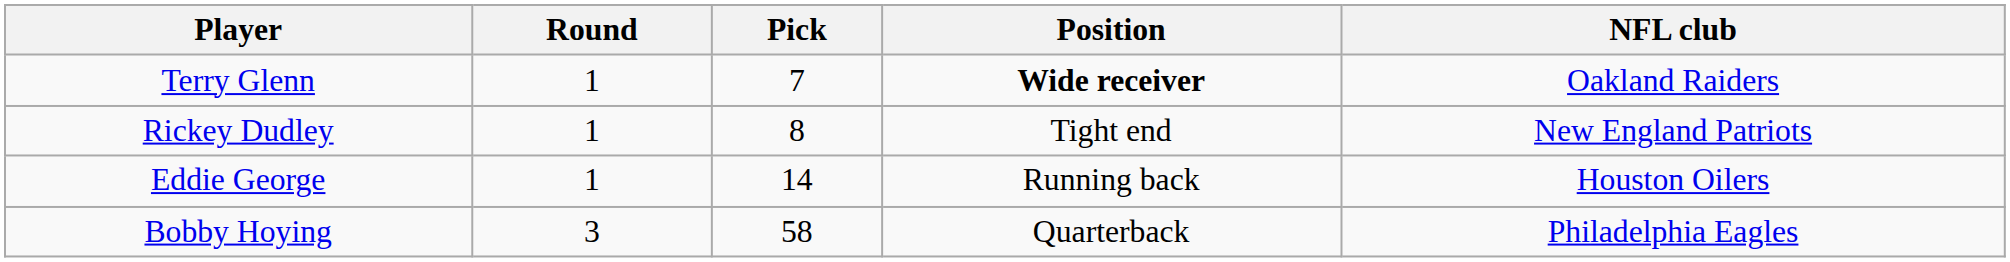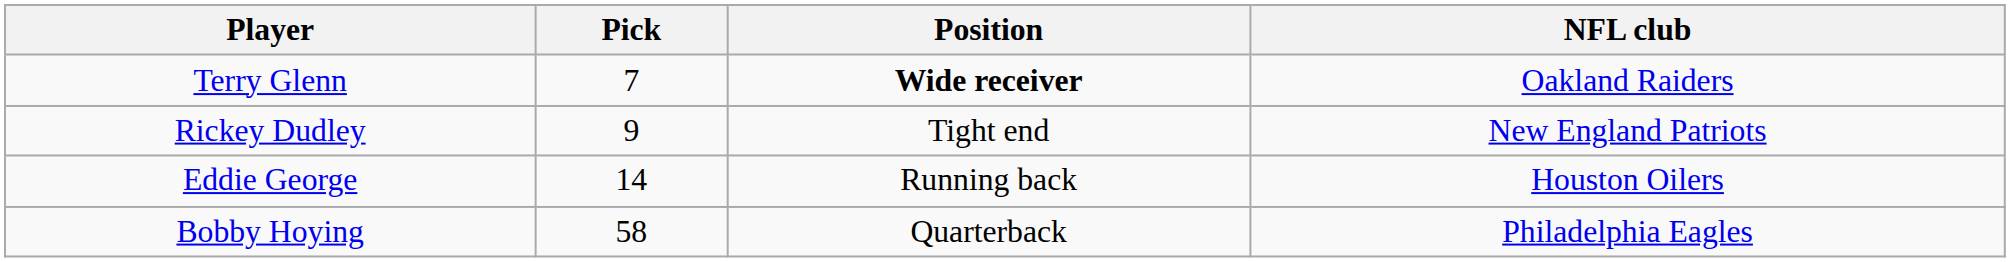- column: (592, 29)
(797, 130) 8 -> (631, 130) 9
